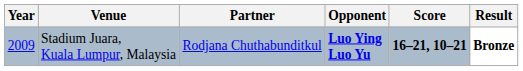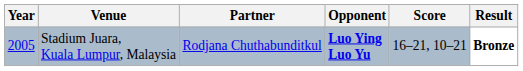(21, 46) 2009 -> (21, 46) 2005
(430, 46) bold -> (430, 46) normal
